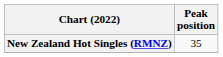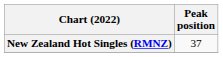(196, 43) 35 -> (196, 43) 37
